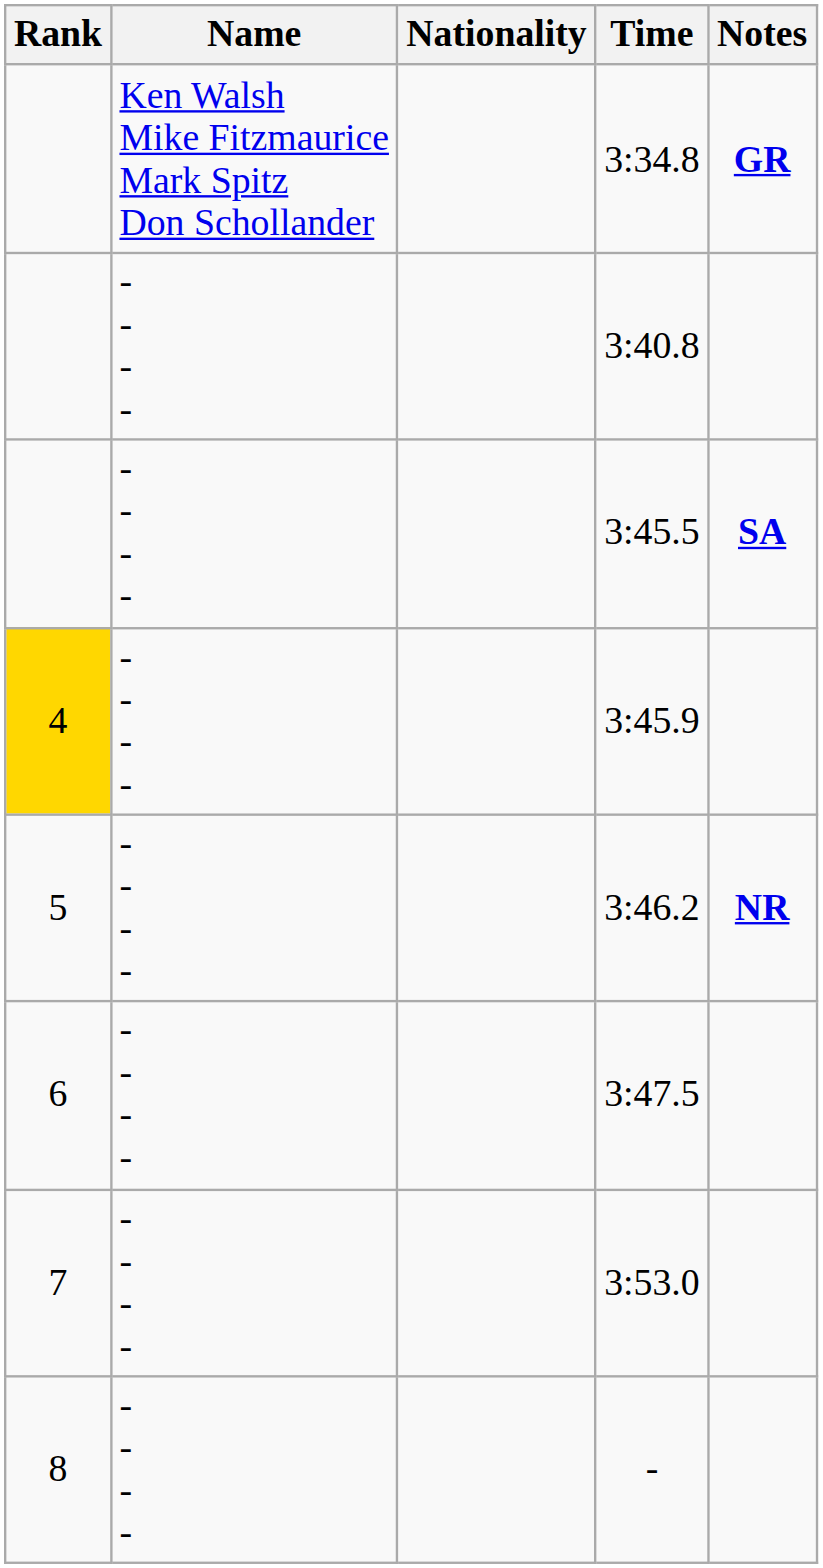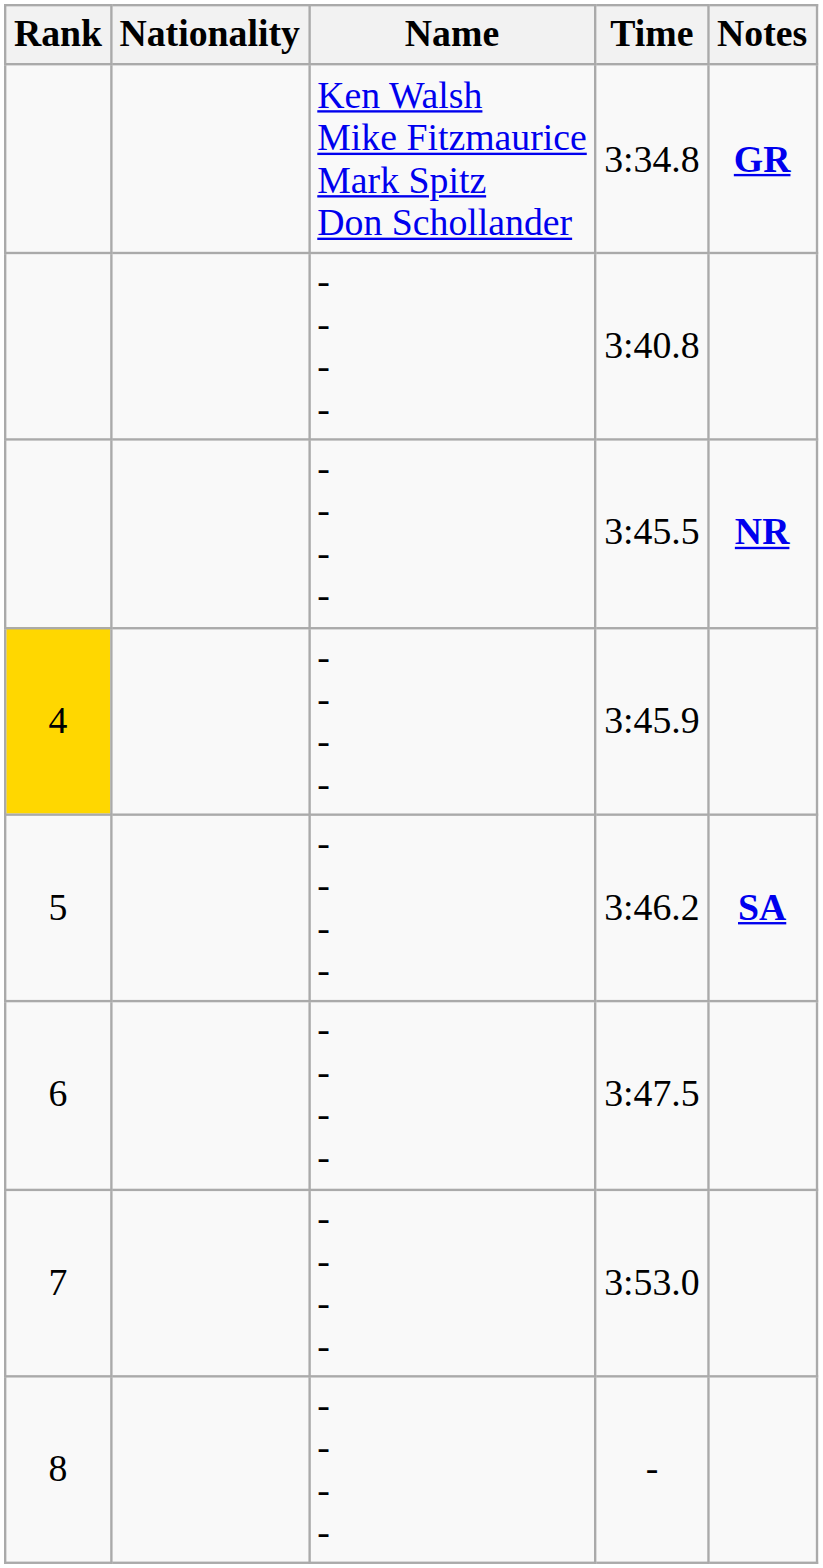columns swapped: (254, 34) <-> (497, 34)
(762, 532) SA -> (762, 532) NR
(762, 907) NR -> (762, 907) SA
